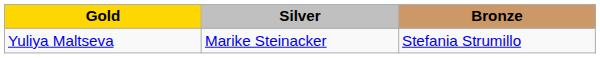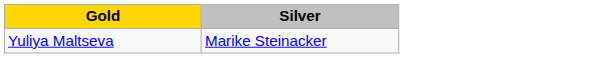- column: (497, 16)
